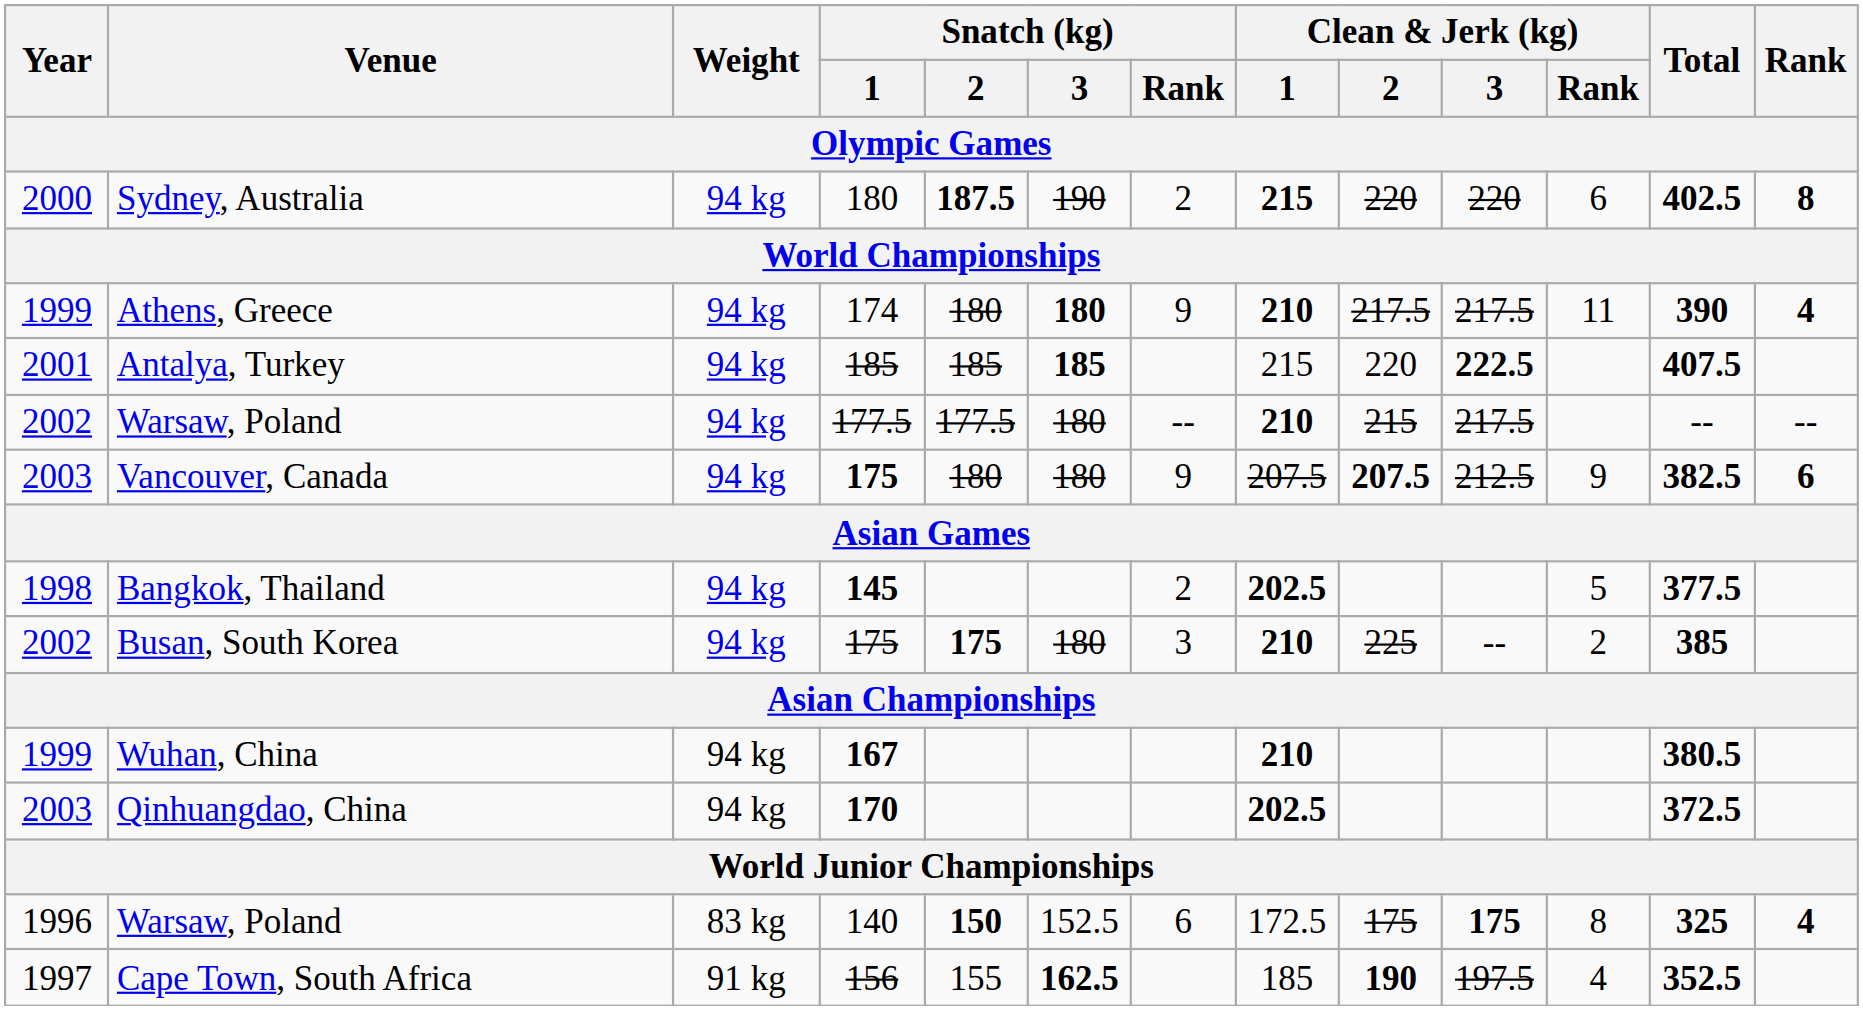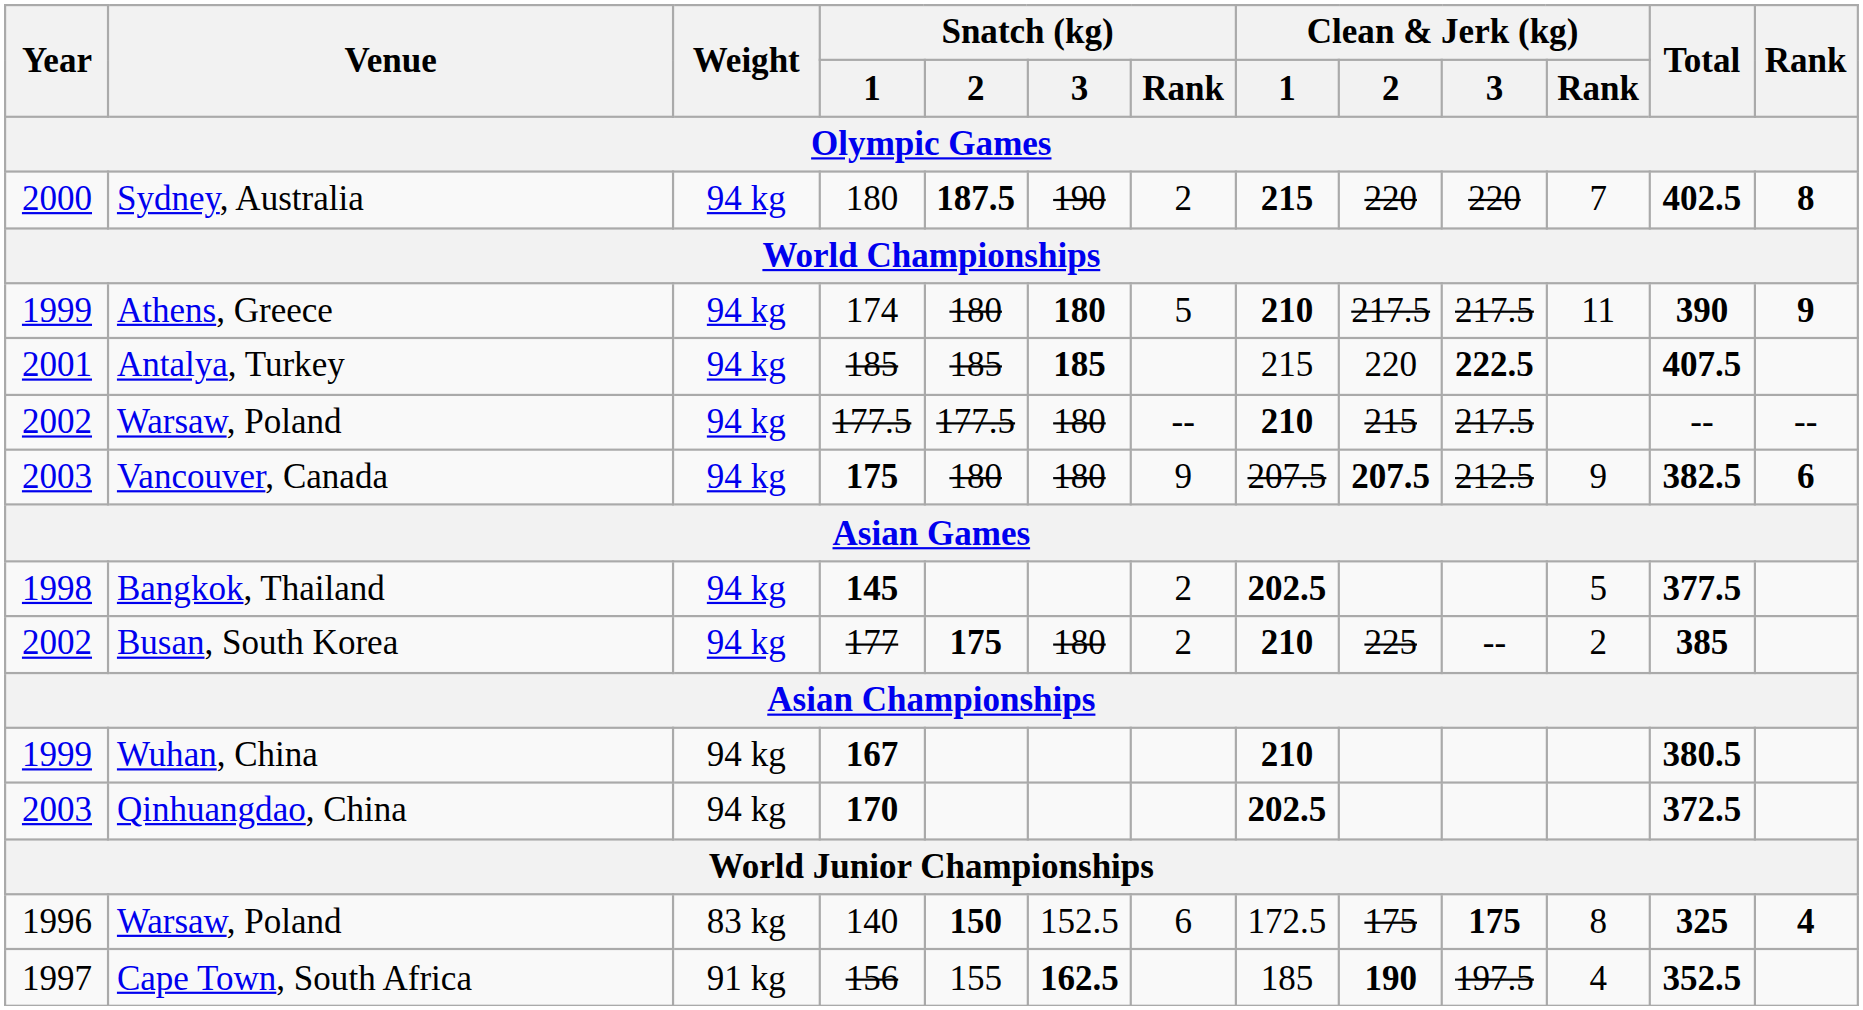(1598, 198) 6 -> (1598, 198) 7
(1183, 310) 9 -> (1183, 310) 5
(1806, 310) 4 -> (1806, 310) 9
(872, 643) 175 -> (872, 643) 177
(1183, 643) 3 -> (1183, 643) 2
